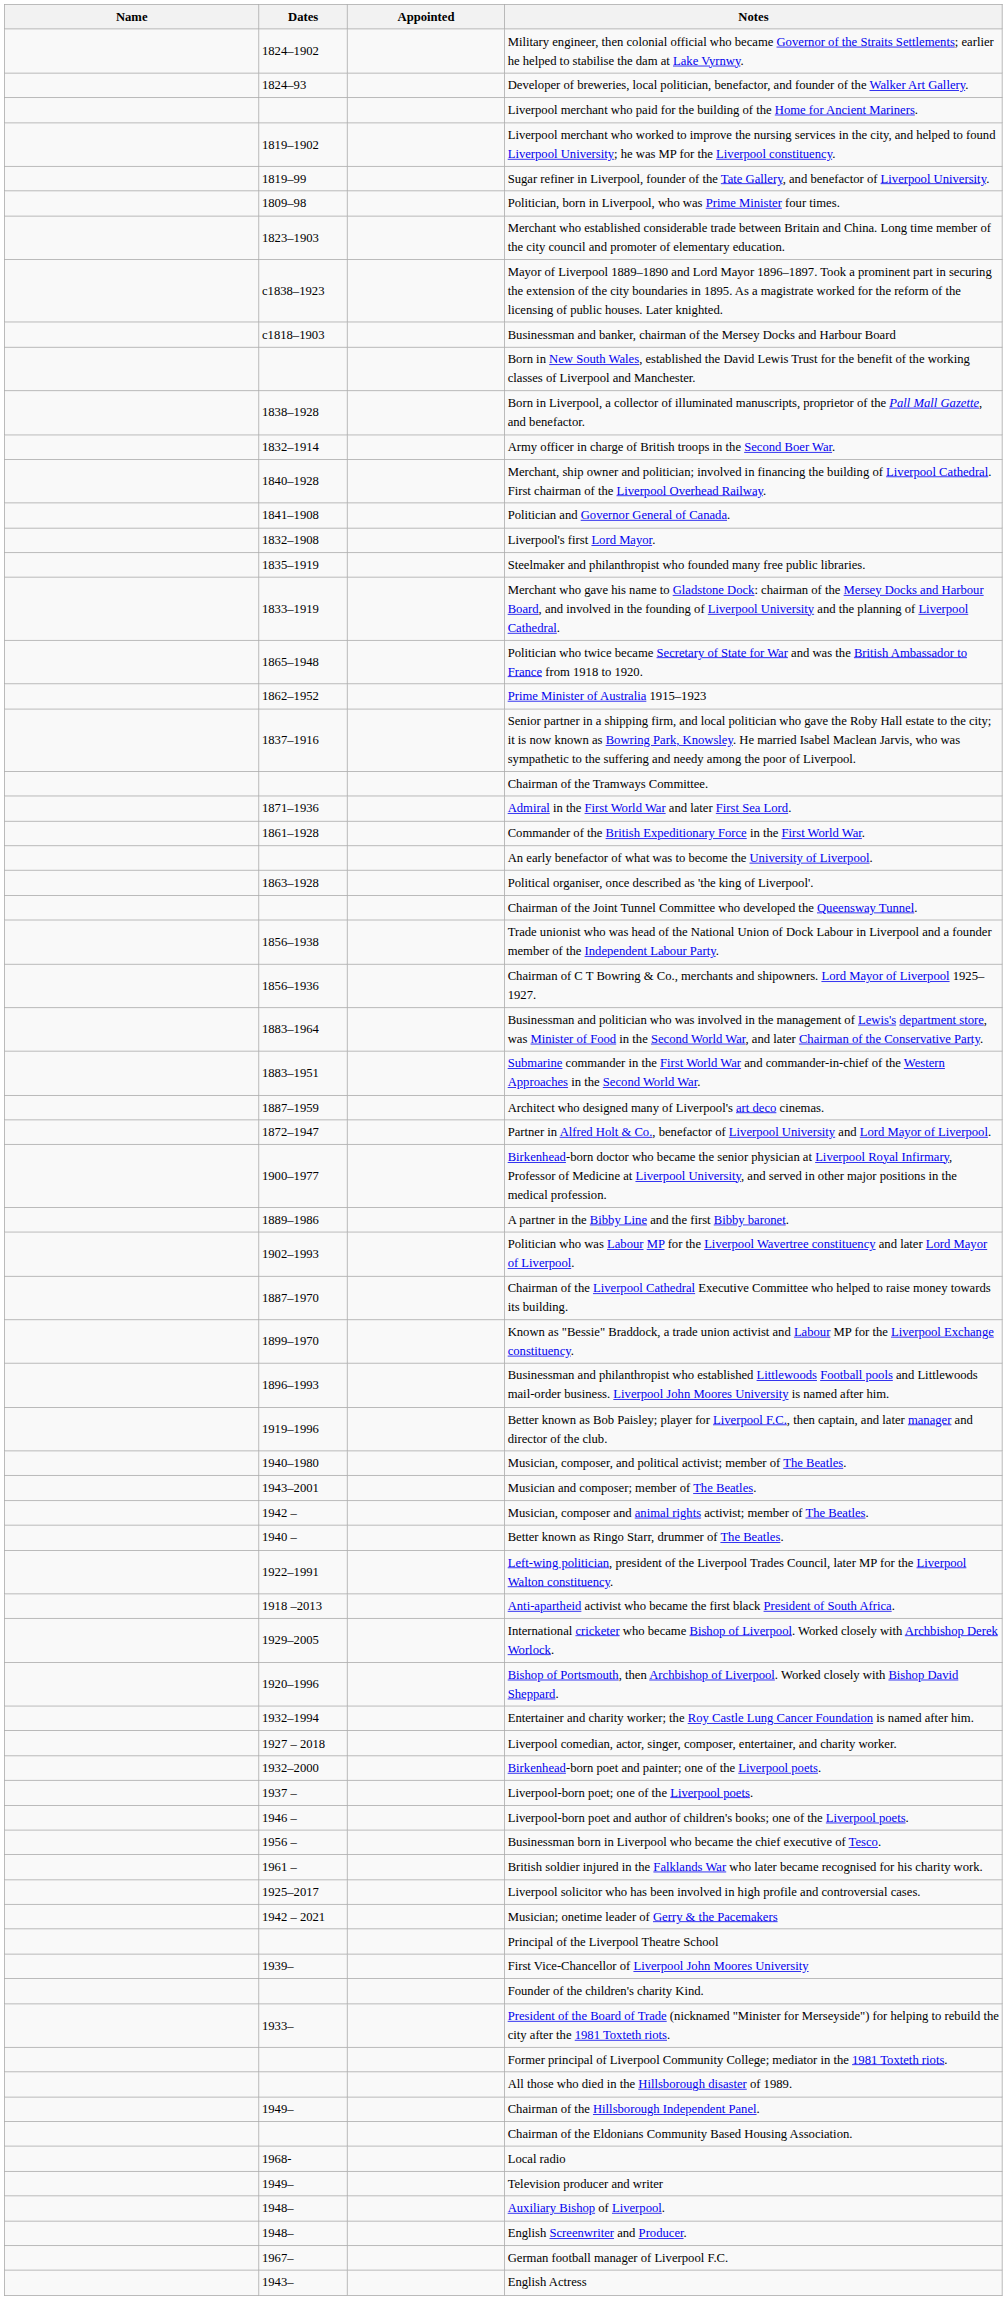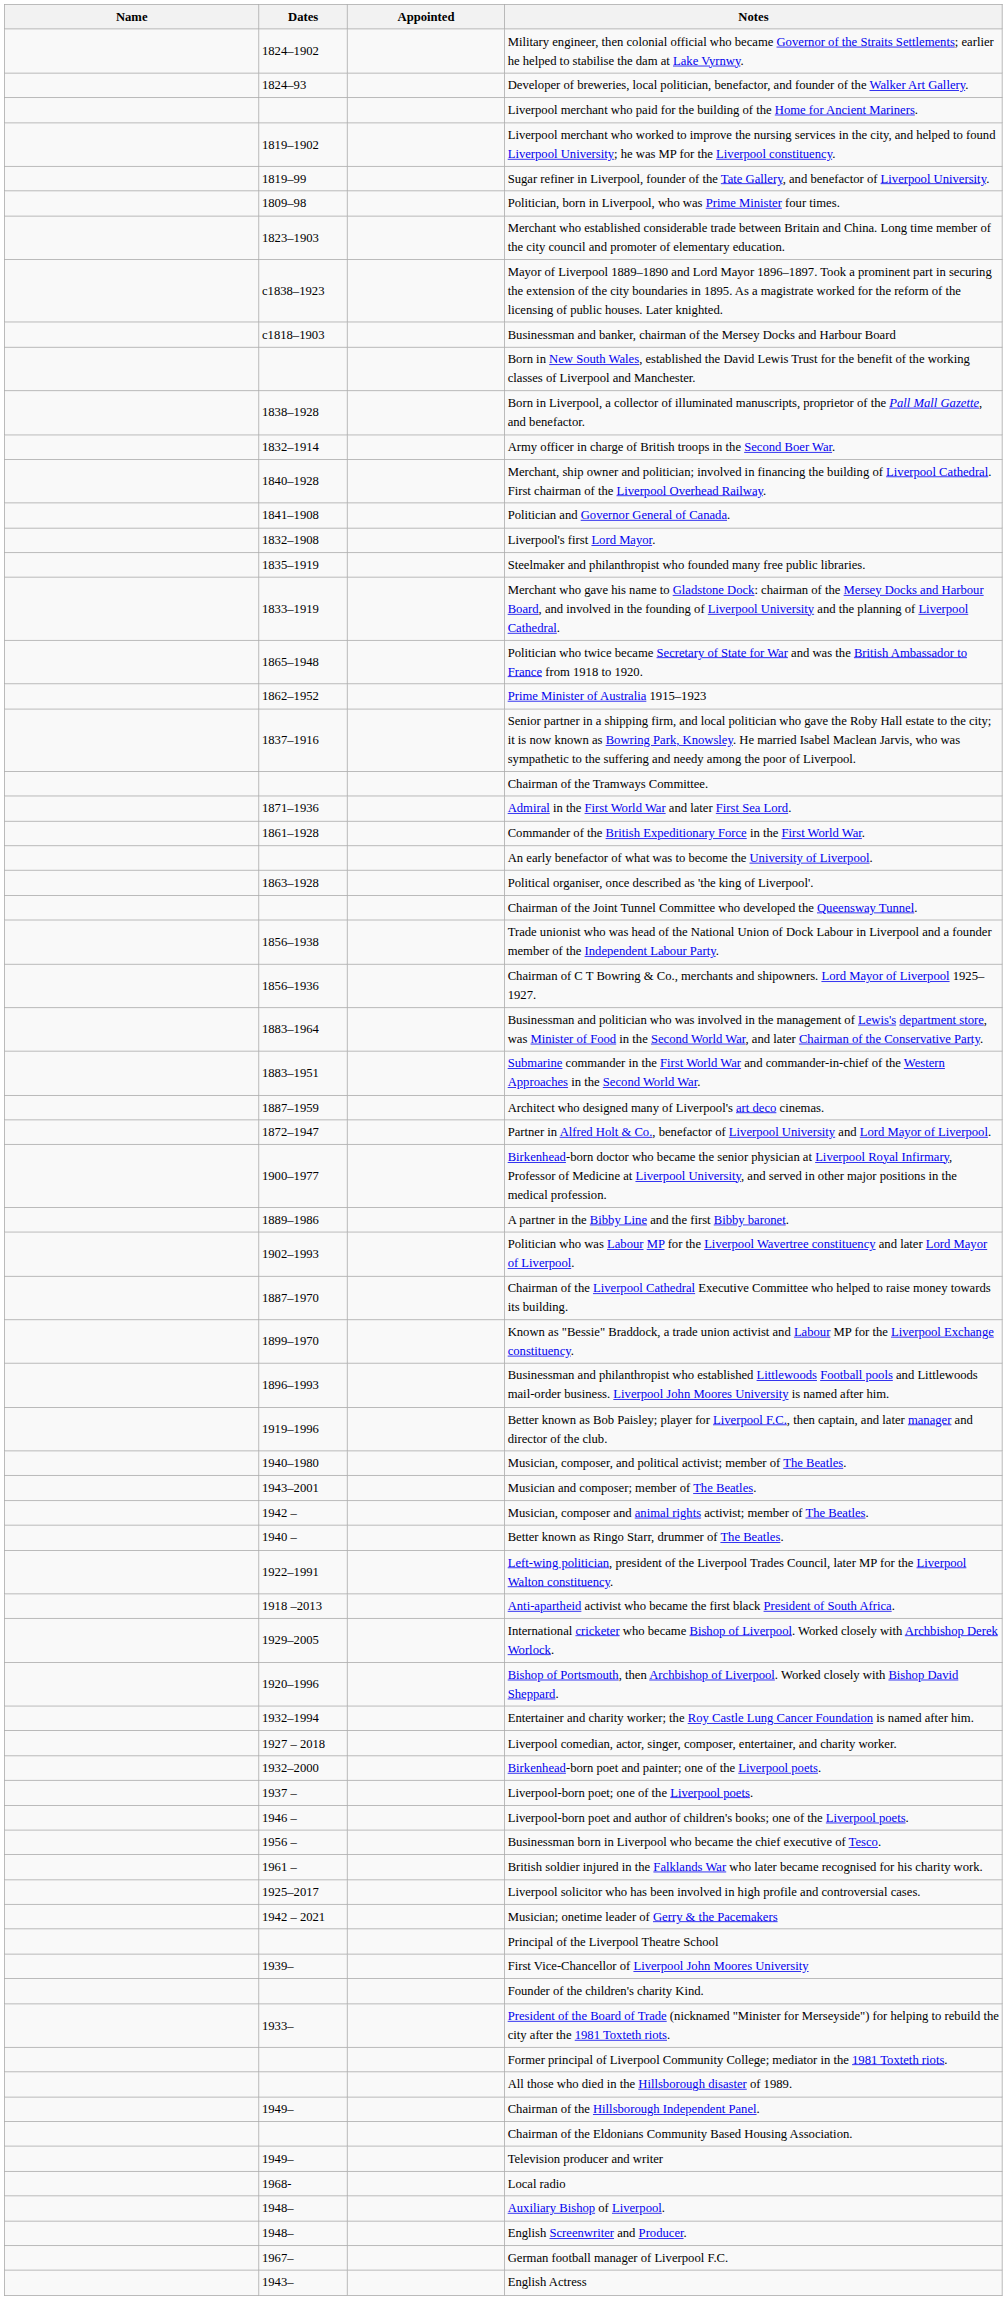rows swapped: (537, 2158) <-> (585, 2183)
